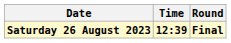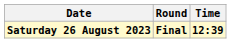columns swapped: (171, 13) <-> (208, 13)
